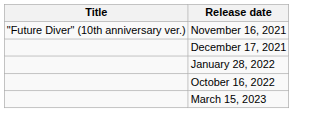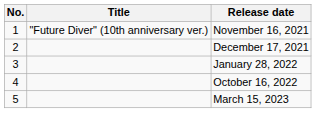+ column: (16, 13)
